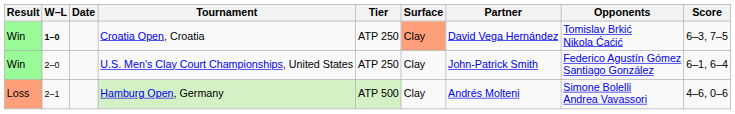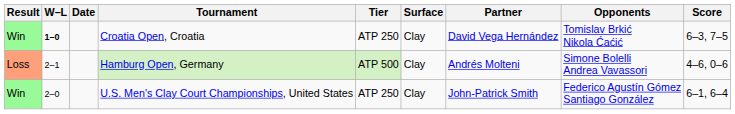(414, 36) lightsalmon background -> (414, 36) no background
rows swapped: (227, 65) <-> (162, 94)
